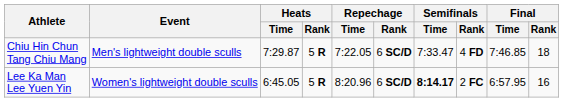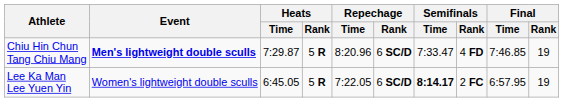(167, 53) normal -> (174, 53) bold
(353, 53) 7:22.05 -> (353, 53) 8:20.96
(544, 53) 18 -> (544, 53) 19
(353, 83) 8:20.96 -> (353, 83) 7:22.05
(544, 83) 16 -> (544, 83) 19
